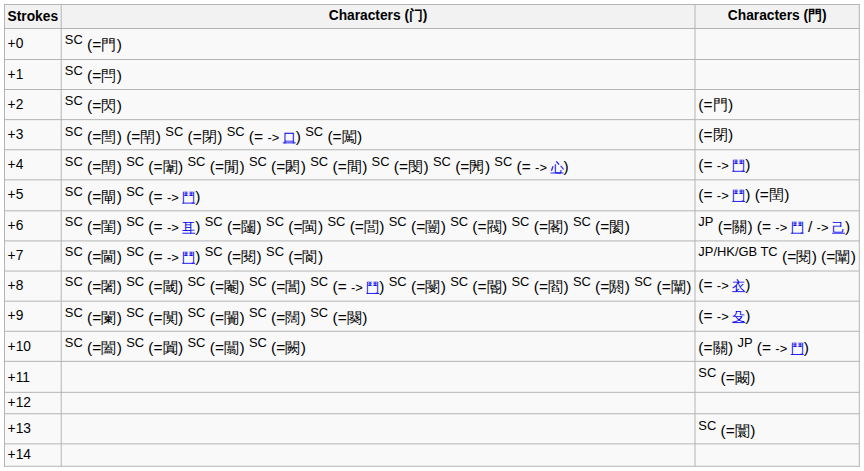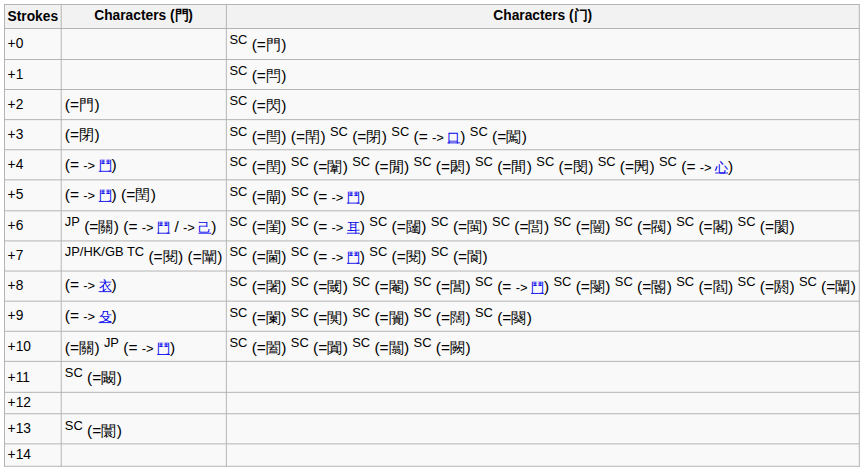columns swapped: (777, 16) <-> (378, 16)
